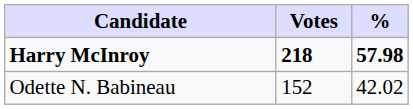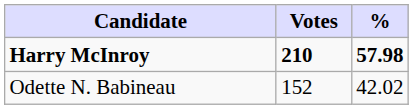(297, 54) 218 -> (297, 54) 210
